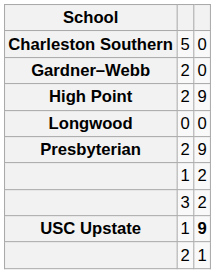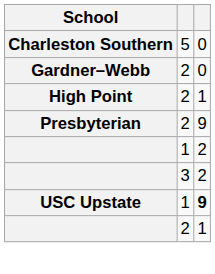(202, 96) 9 -> (202, 96) 1
- row: (91, 123)
